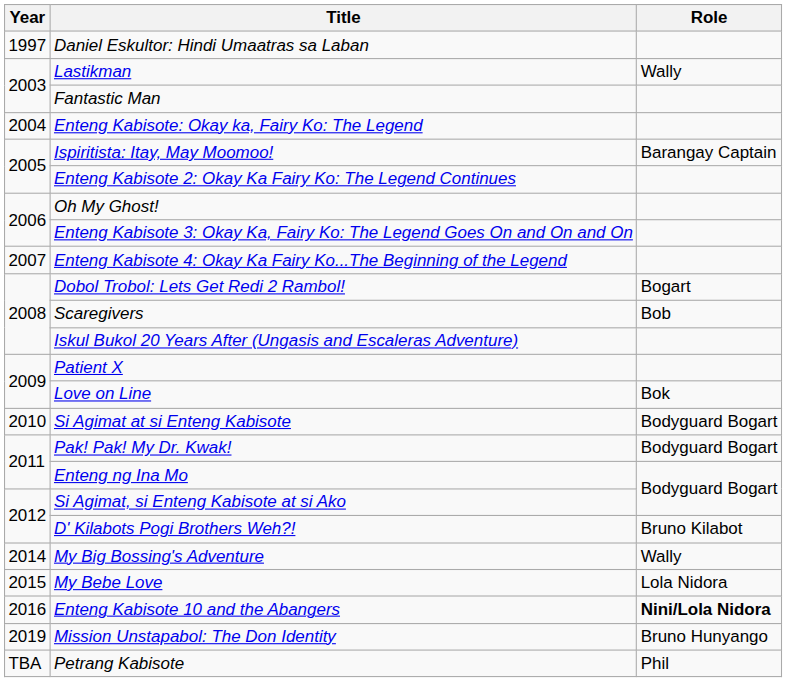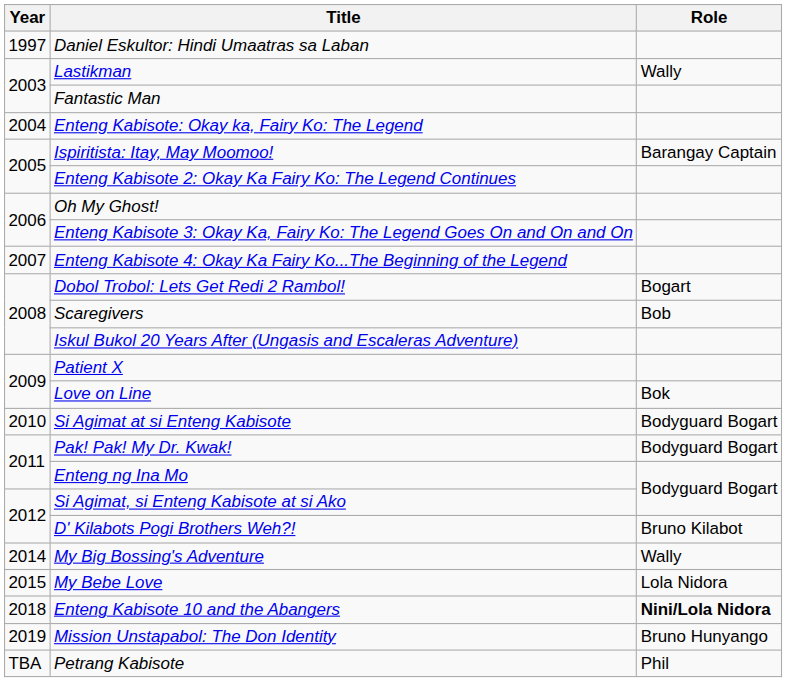(27, 609) 2016 -> (27, 609) 2018
